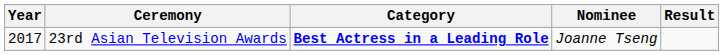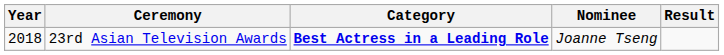(25, 39) 2017 -> (25, 39) 2018
